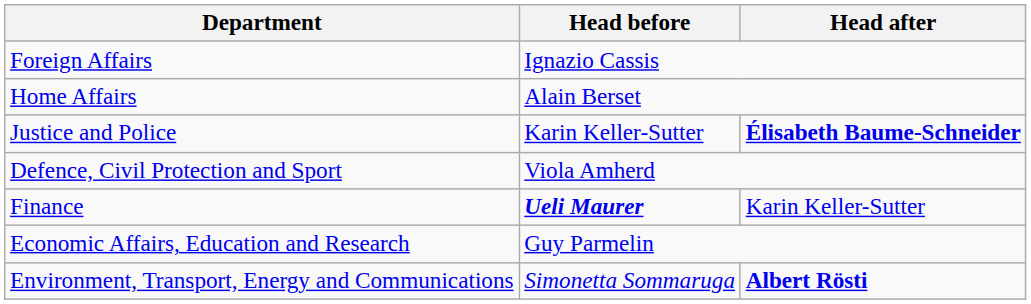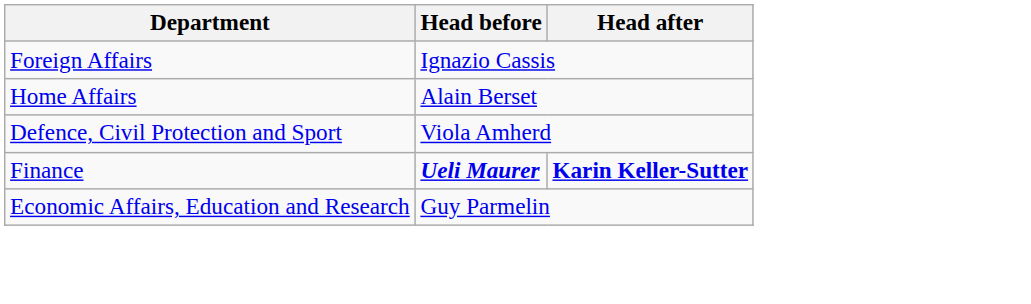- row: (93, 133)
(835, 206) normal -> (650, 170) bold
- row: (262, 280)
